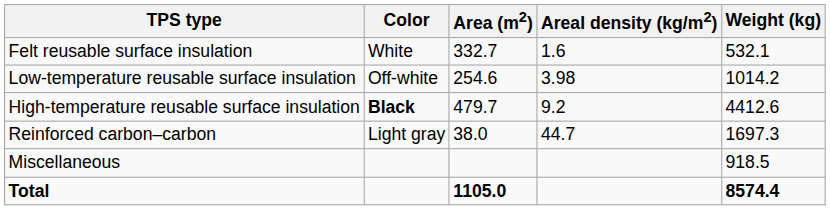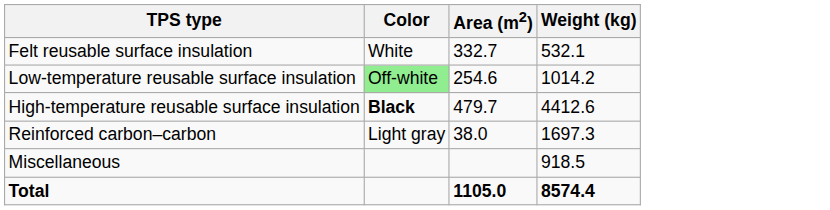- column: (629, 20)
(403, 79) no background -> (403, 79) lightgreen background
